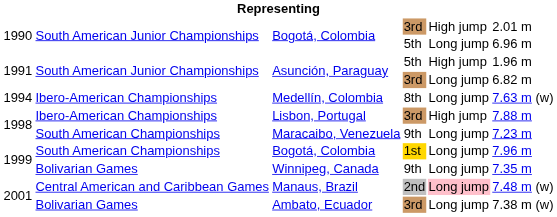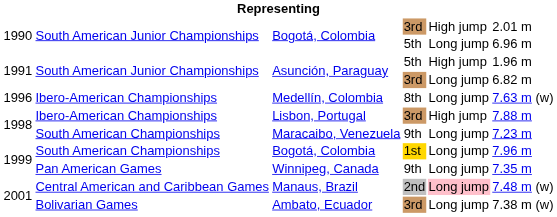(18, 97) 1994 -> (18, 97) 1996
(87, 169) Bolivarian Games -> (99, 169) Pan American Games
